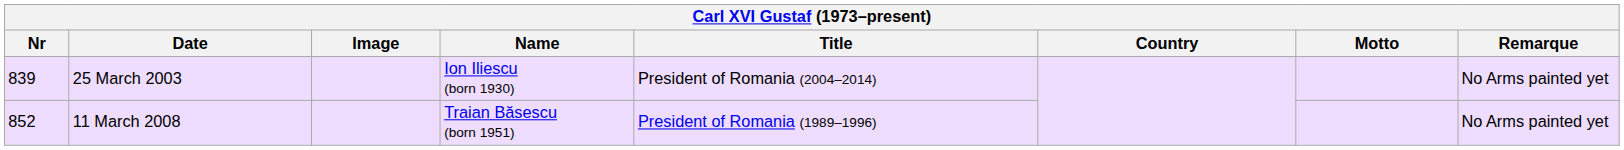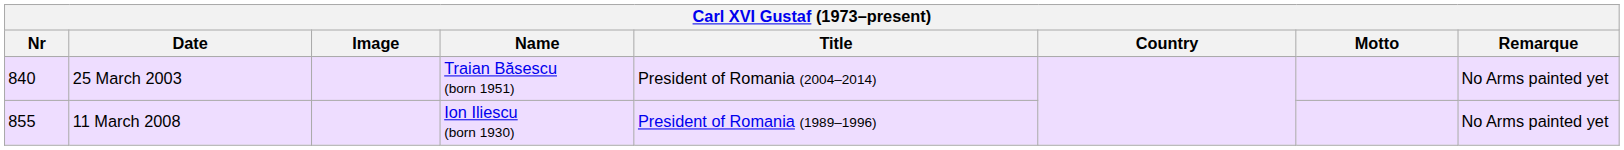(22, 78) 839 -> (22, 78) 840
(481, 78) Ion Iliescu (born 1930) -> (501, 78) Traian Băsescu (born 1951)
(22, 122) 852 -> (22, 122) 855
(501, 122) Traian Băsescu (born 1951) -> (481, 122) Ion Iliescu (born 1930)
